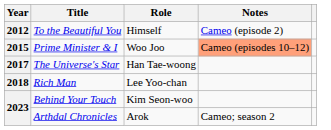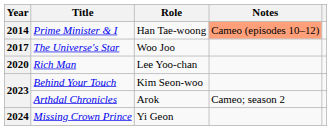- row: (78, 30)
(18, 47) 2015 -> (18, 30) 2014
(145, 47) Woo Joo -> (171, 30) Han Tae-woong
(161, 64) Han Tae-woong -> (156, 47) Woo Joo
(18, 82) 2018 -> (18, 64) 2020
+ row: (83, 116)
